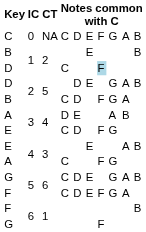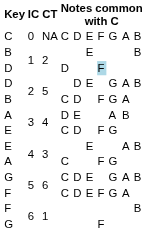(65, 68) C -> (65, 68) D
